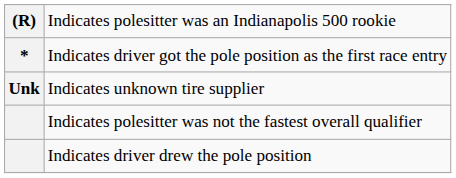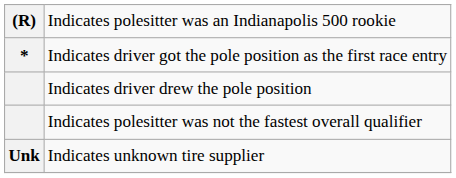rows swapped: (180, 155) <-> (156, 88)
